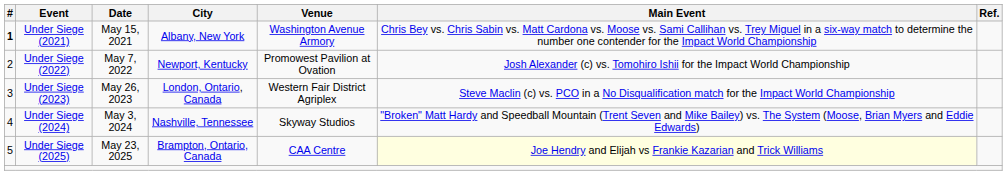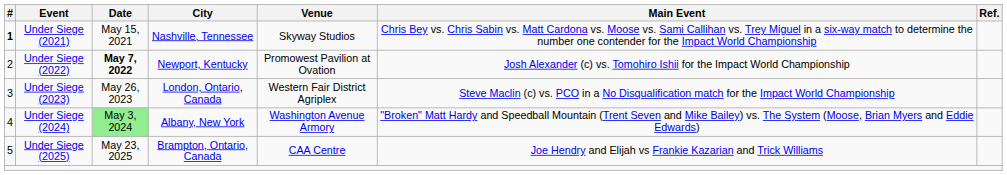(203, 35) Albany, New York -> (203, 35) Nashville, Tennessee
(317, 35) Washington Avenue Armory -> (317, 35) Skyway Studios
(120, 64) normal -> (120, 64) bold
(120, 122) no background -> (120, 122) lightgreen background
(203, 122) Nashville, Tennessee -> (203, 122) Albany, New York
(317, 122) Skyway Studios -> (317, 122) Washington Avenue Armory
(677, 150) lightyellow background -> (677, 150) no background
